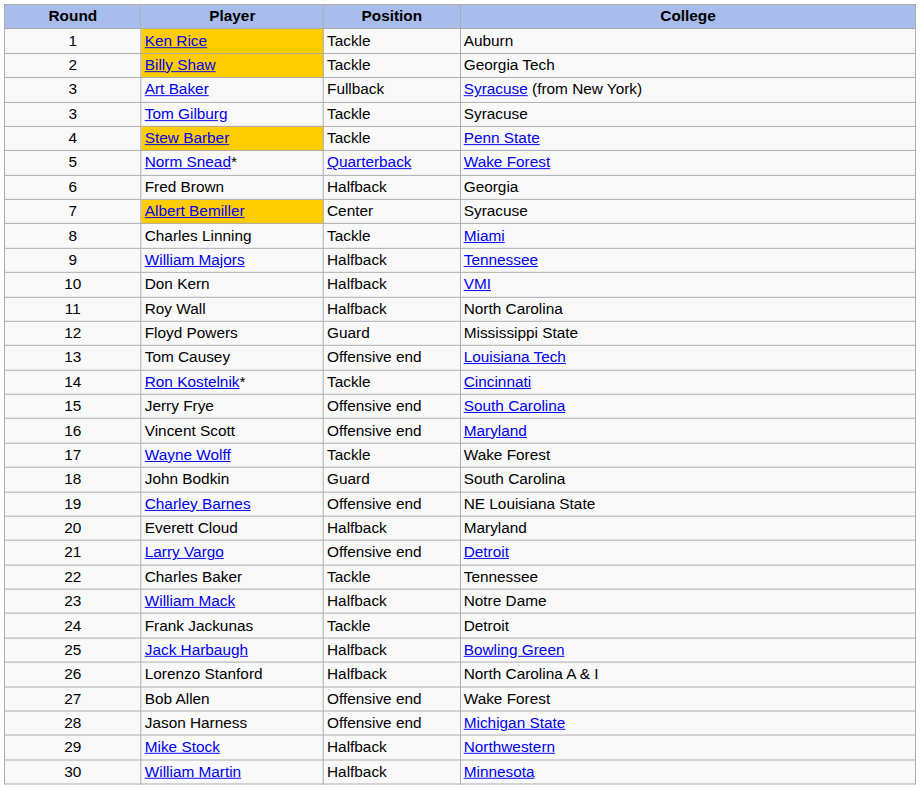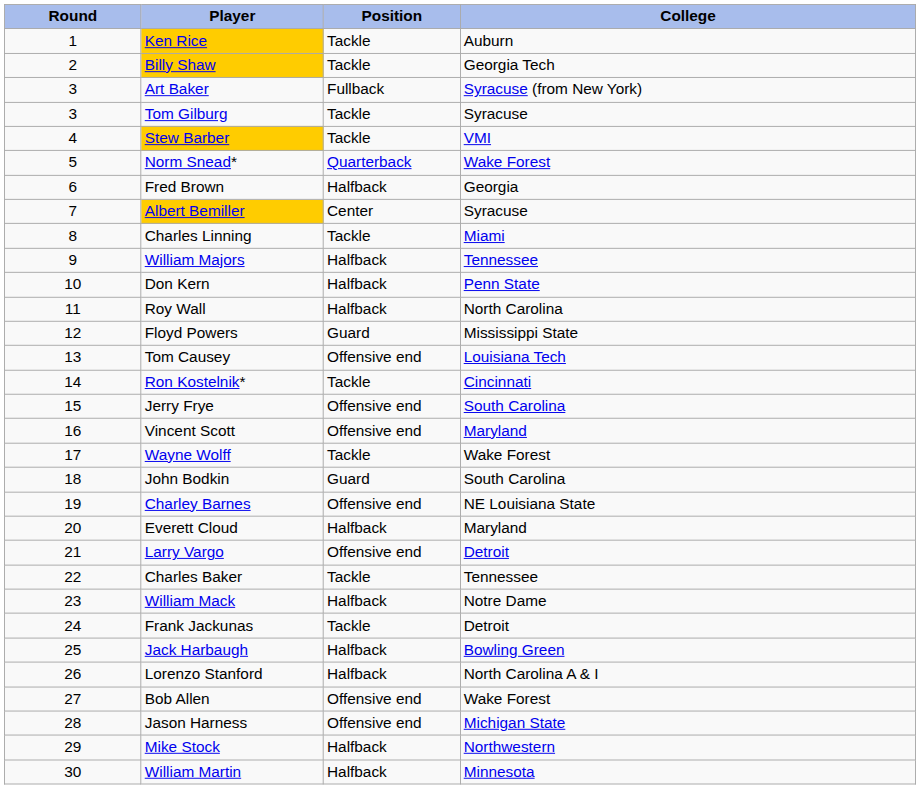(502, 138) Penn State -> (477, 138) VMI
(477, 284) VMI -> (502, 284) Penn State
